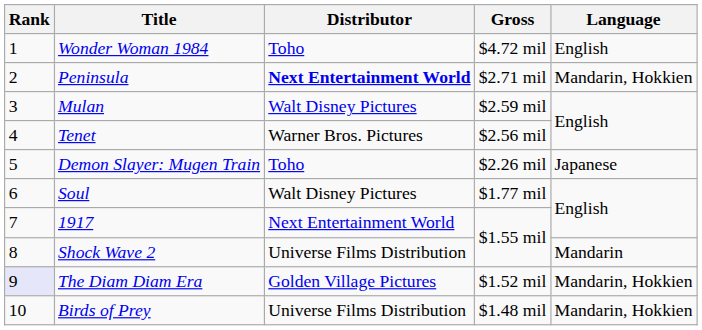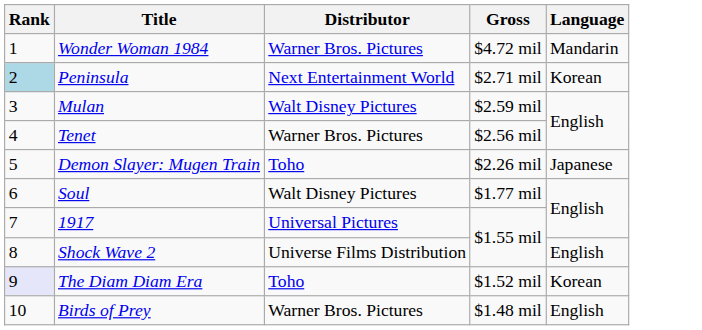(286, 48) Toho -> (346, 48) Warner Bros. Pictures
(581, 48) English -> (584, 48) Mandarin
(13, 77) no background -> (13, 77) lightblue background
(369, 77) bold -> (361, 77) normal
(623, 77) Mandarin, Hokkien -> (576, 77) Korean
(361, 222) Next Entertainment World -> (333, 222) Universal Pictures
(589, 251) Mandarin -> (577, 251) English
(352, 280) Golden Village Pictures -> (286, 280) Toho
(623, 280) Mandarin, Hokkien -> (576, 280) Korean
(367, 309) Universe Films Distribution -> (346, 309) Warner Bros. Pictures
(623, 309) Mandarin, Hokkien -> (577, 309) English
